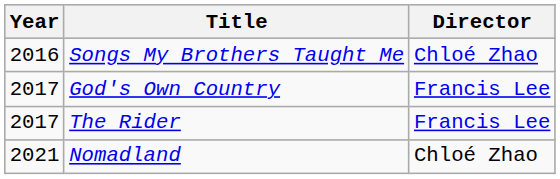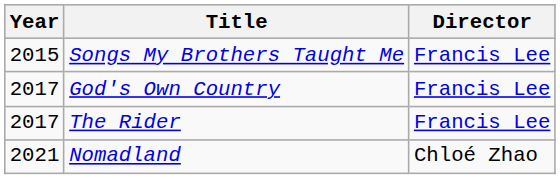(35, 55) 2016 -> (35, 55) 2015
(476, 55) Chloé Zhao -> (482, 55) Francis Lee
